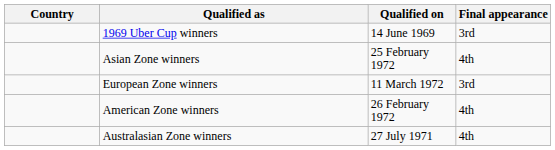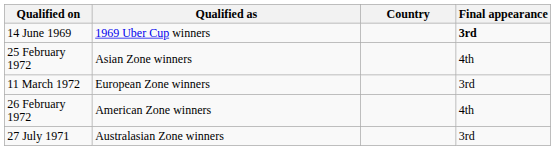columns swapped: (52, 14) <-> (412, 14)
(467, 33) normal -> (468, 33) bold
(466, 136) 4th -> (467, 136) 3rd
